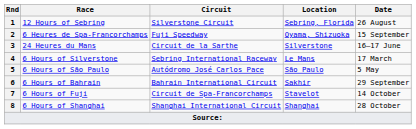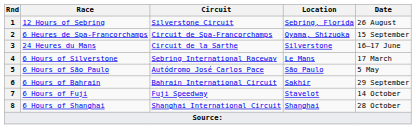(180, 34) Fuji Speedway -> (212, 34) Circuit de Spa-Francorchamps
(212, 94) Circuit de Spa-Francorchamps -> (180, 94) Fuji Speedway
